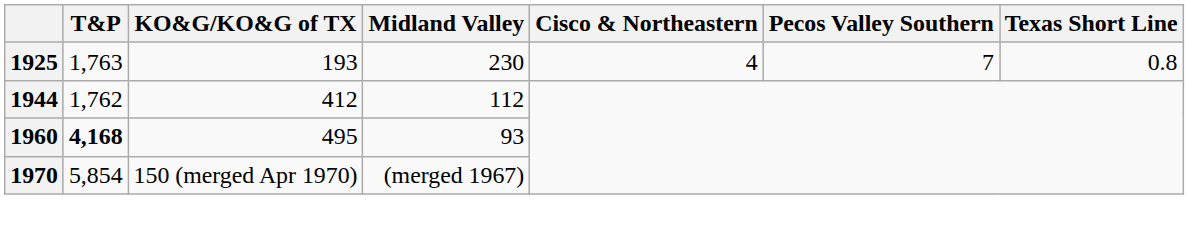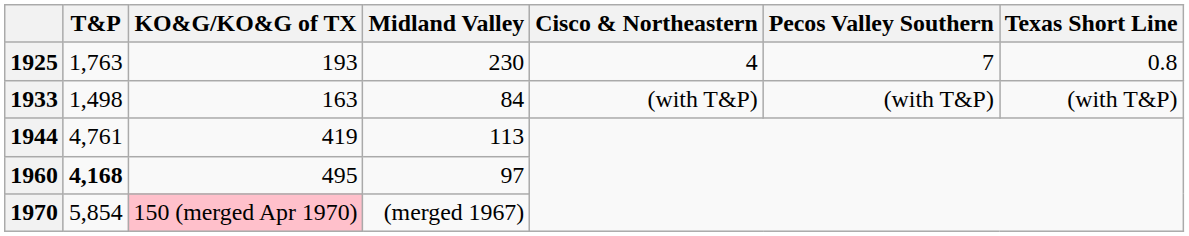+ row: (34, 99)
(96, 99) 1,762 -> (96, 136) 4,761
(340, 99) 412 -> (340, 136) 419
(507, 99) 112 -> (507, 136) 113
(512, 136) 93 -> (512, 174) 97
(246, 174) no background -> (246, 212) pink background
